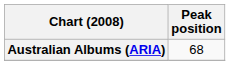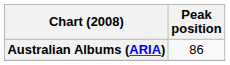(196, 49) 68 -> (196, 49) 86
